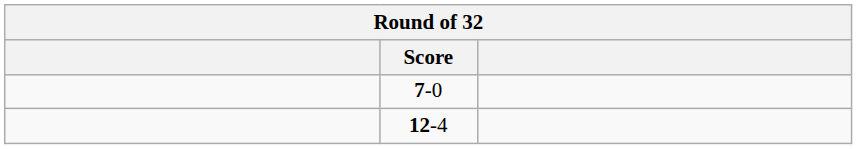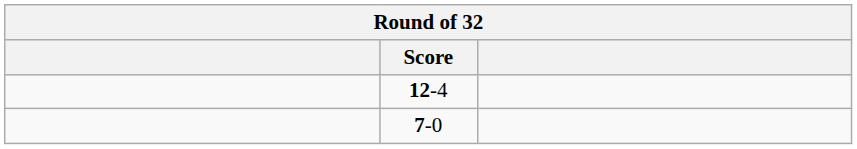rows swapped: (428, 91) <-> (428, 126)
